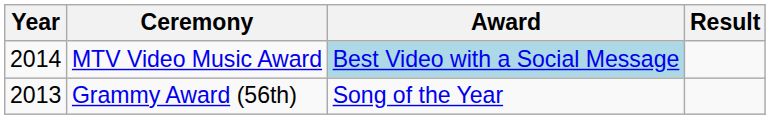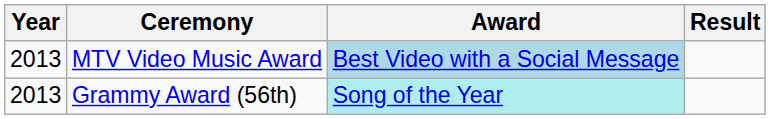(36, 59) 2014 -> (36, 59) 2013
(418, 95) no background -> (418, 95) paleturquoise background
